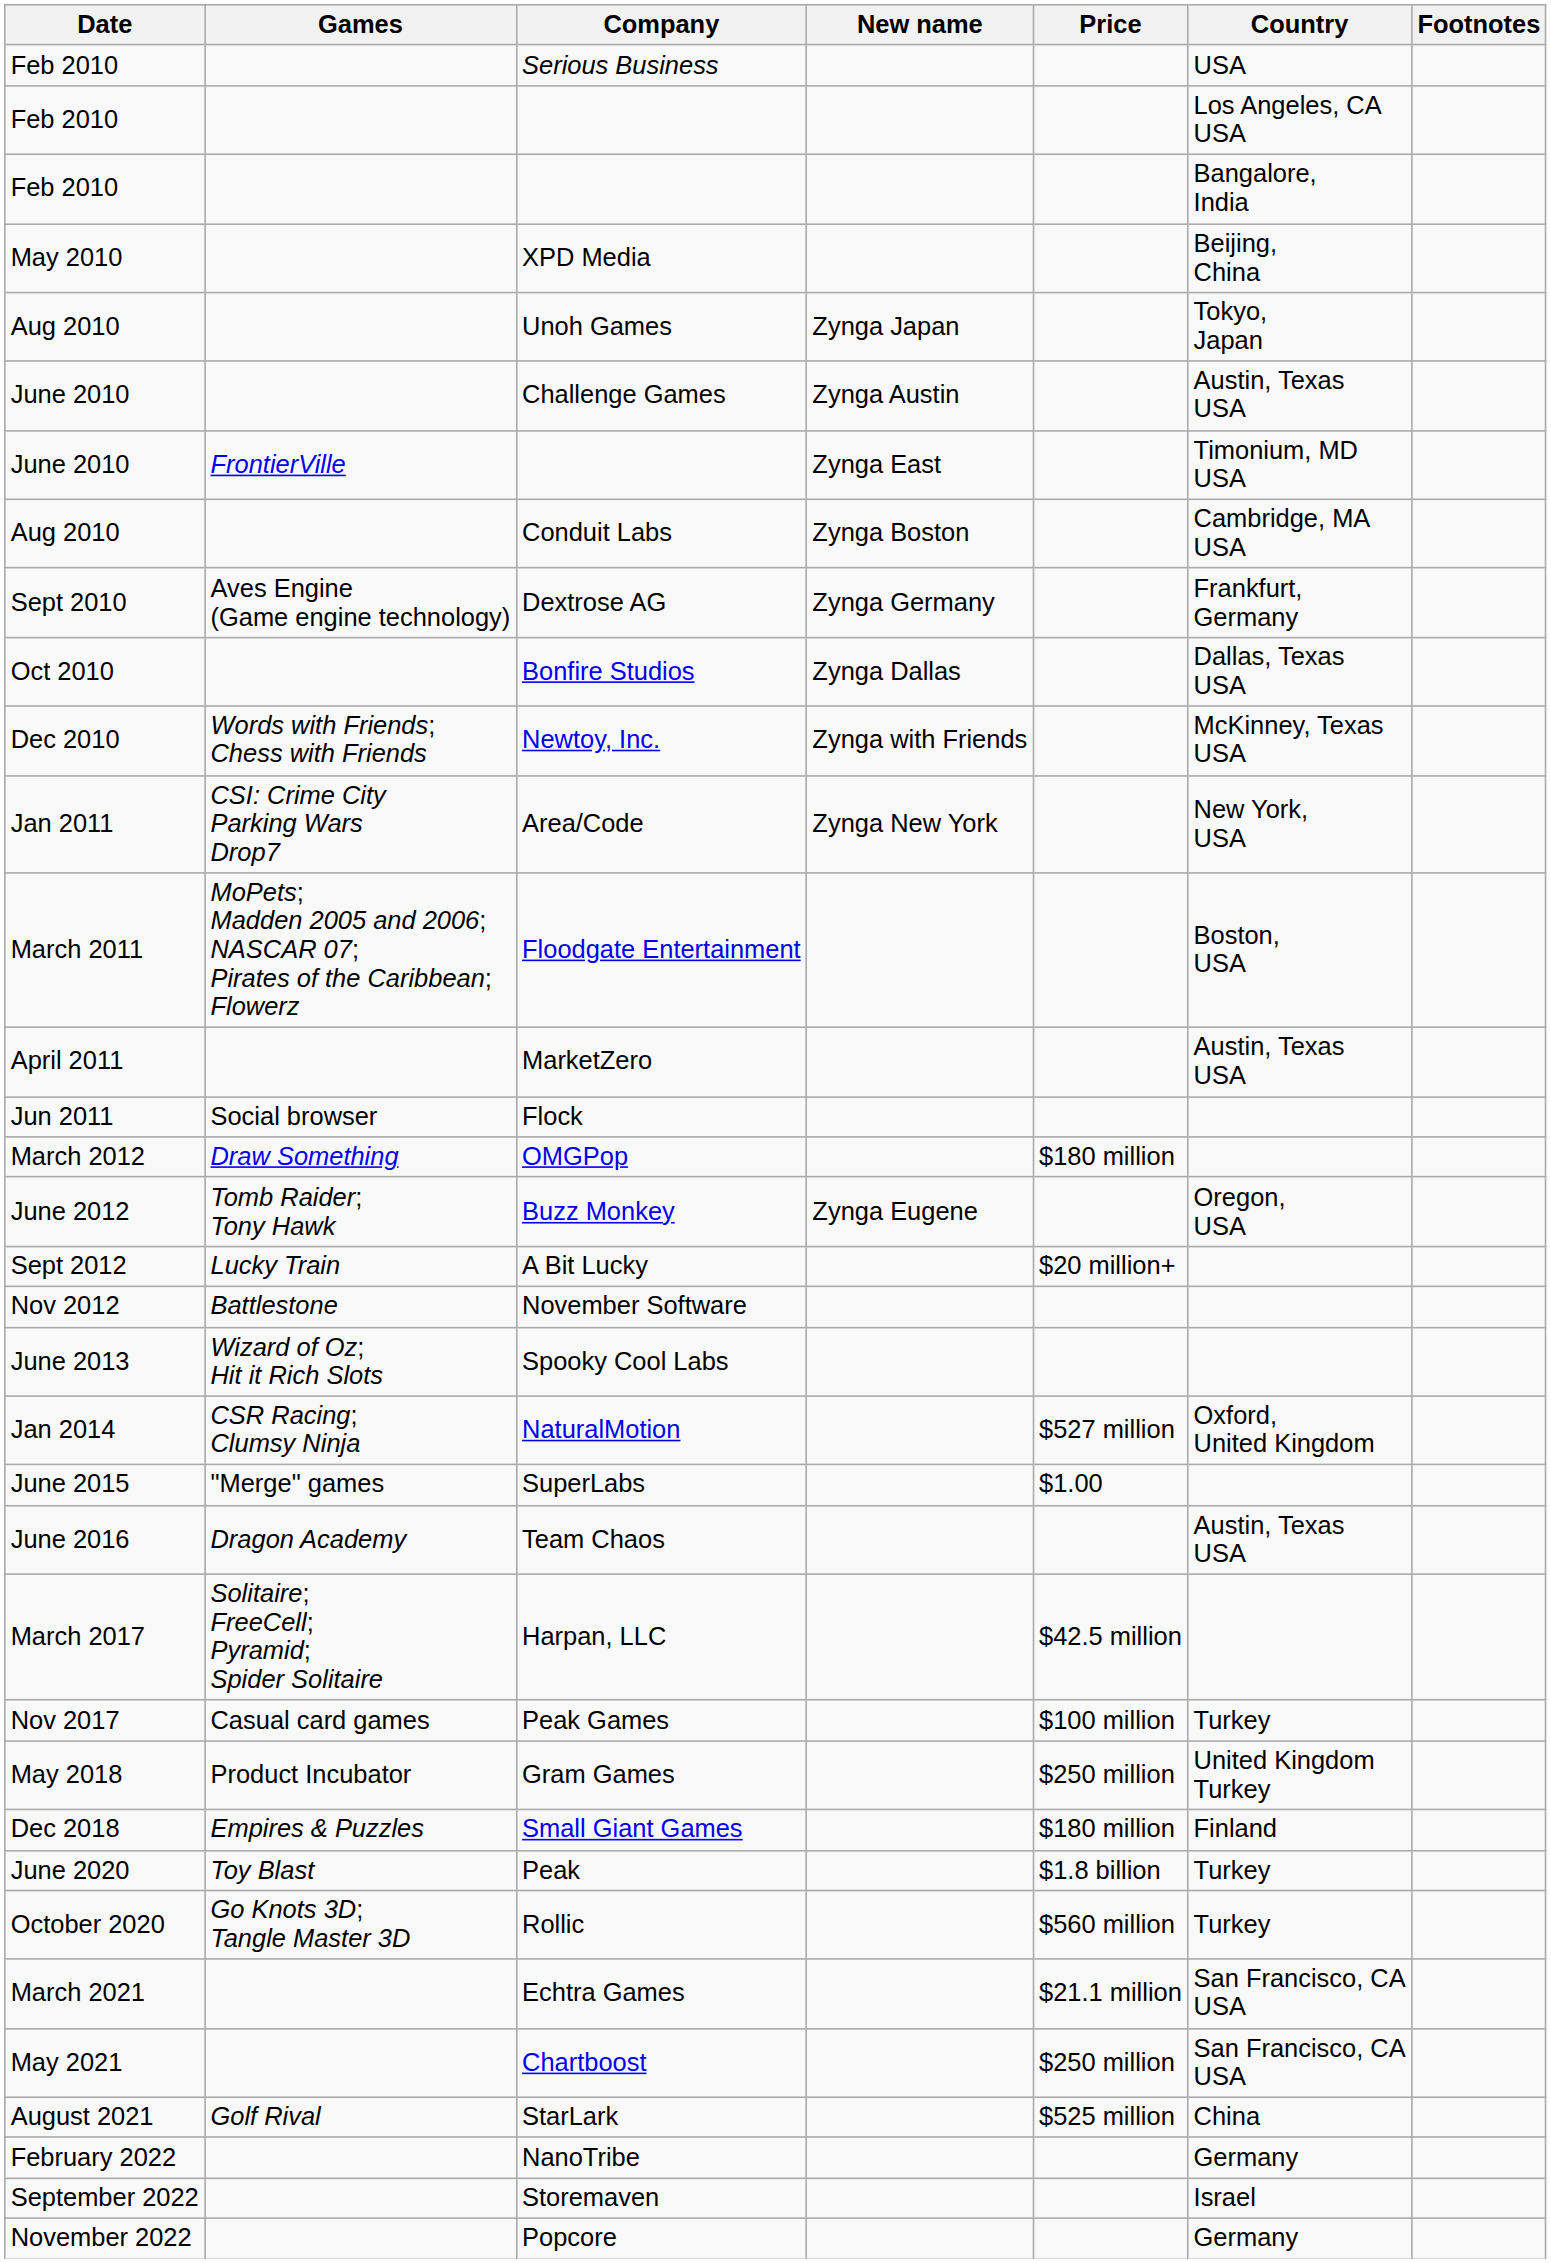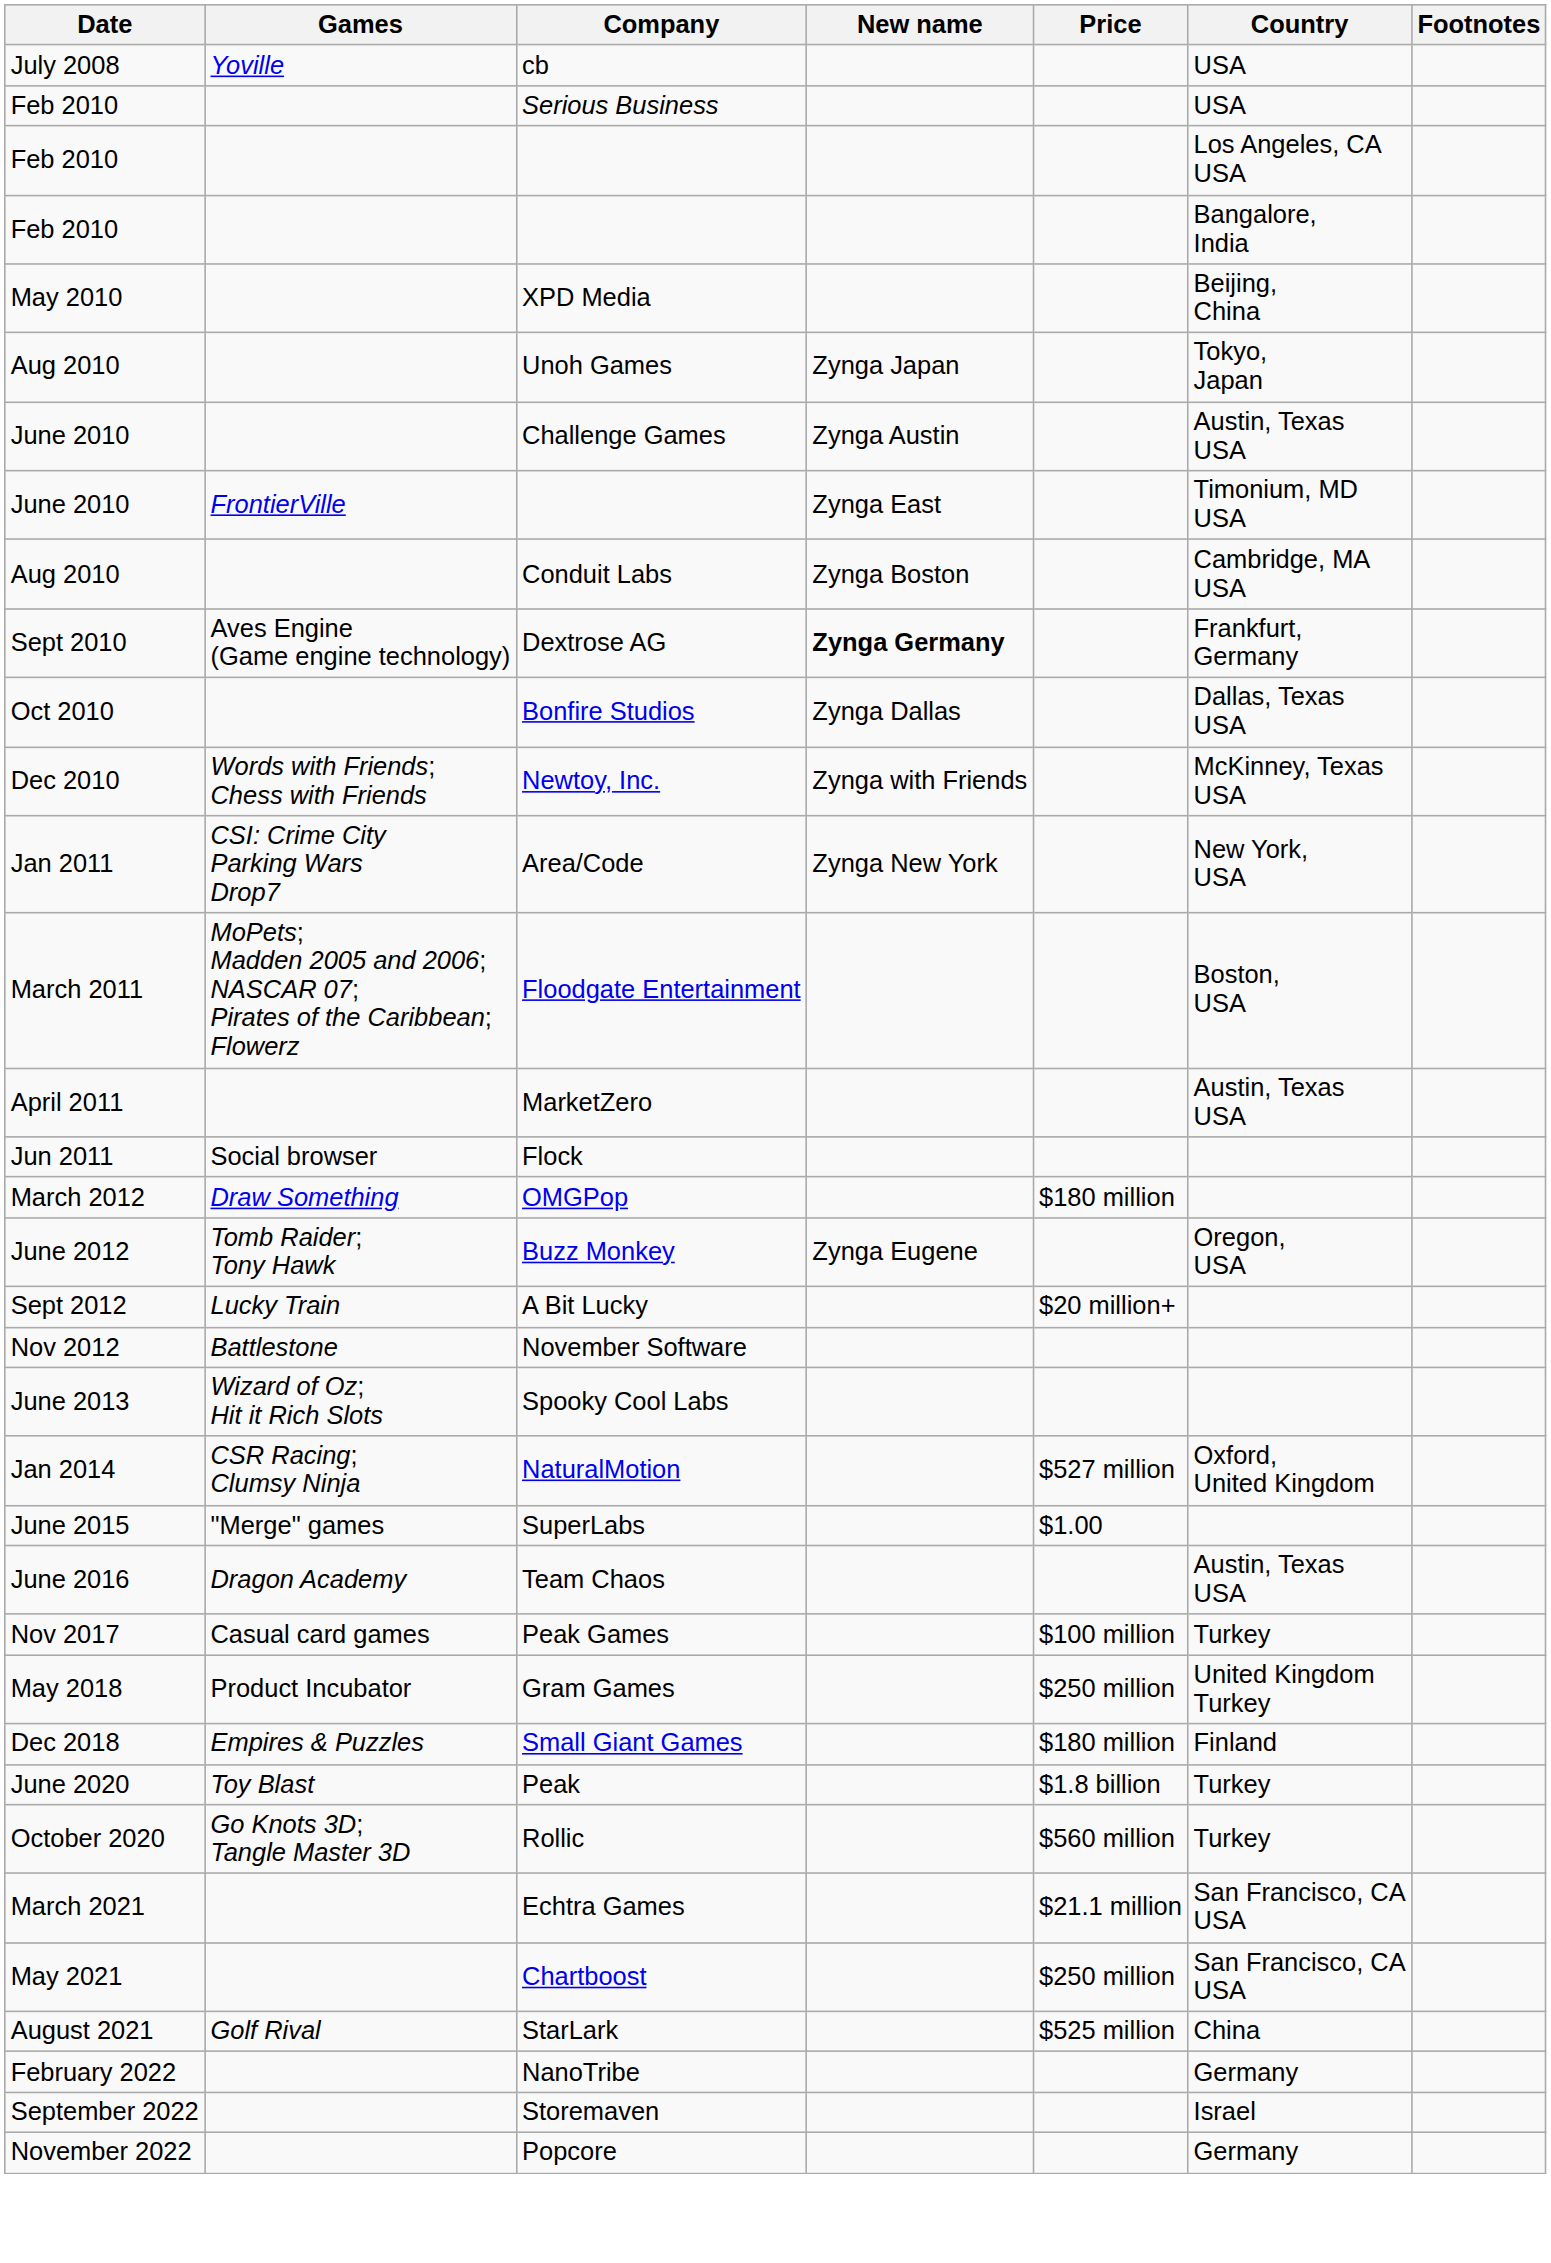+ row: (65, 65)
(904, 602) normal -> (909, 642) bold
- row: (78, 1636)
